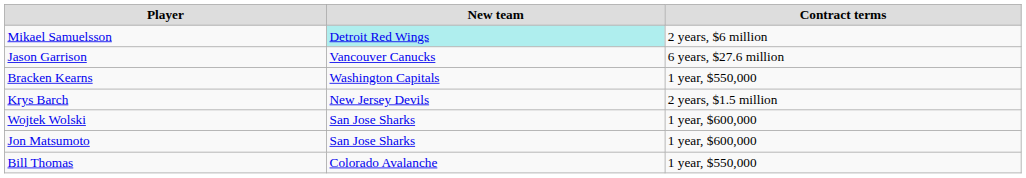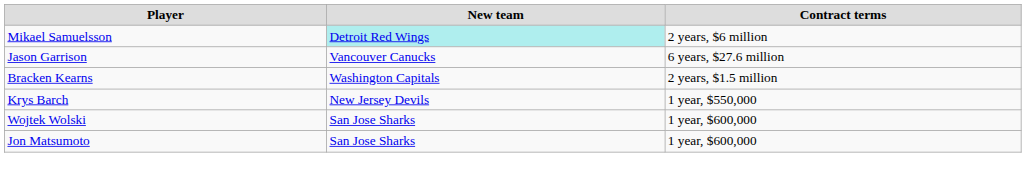(712, 78) 1 year, $550,000 -> (723, 78) 2 years, $1.5 million
(723, 99) 2 years, $1.5 million -> (712, 99) 1 year, $550,000
- row: (40, 162)
